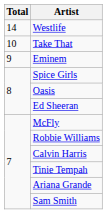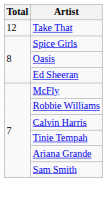- row: (49, 28)
(12, 43) 10 -> (12, 28) 12
- row: (50, 59)
